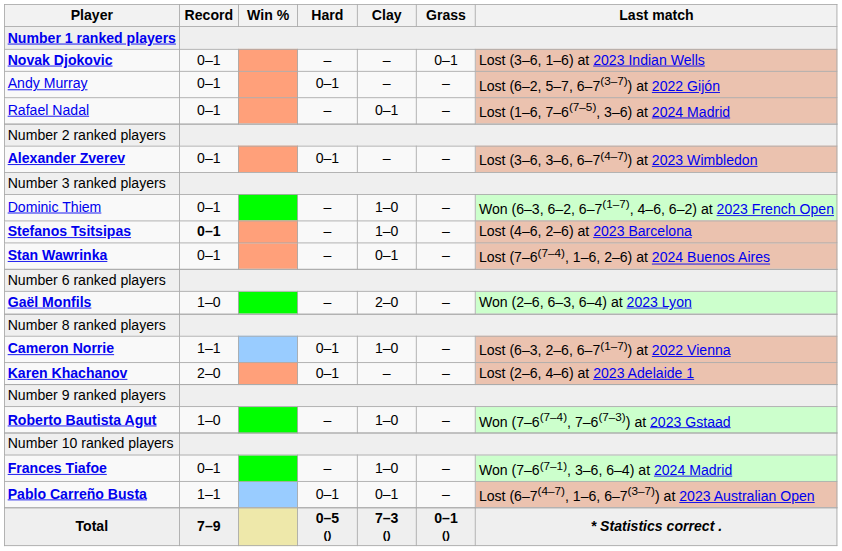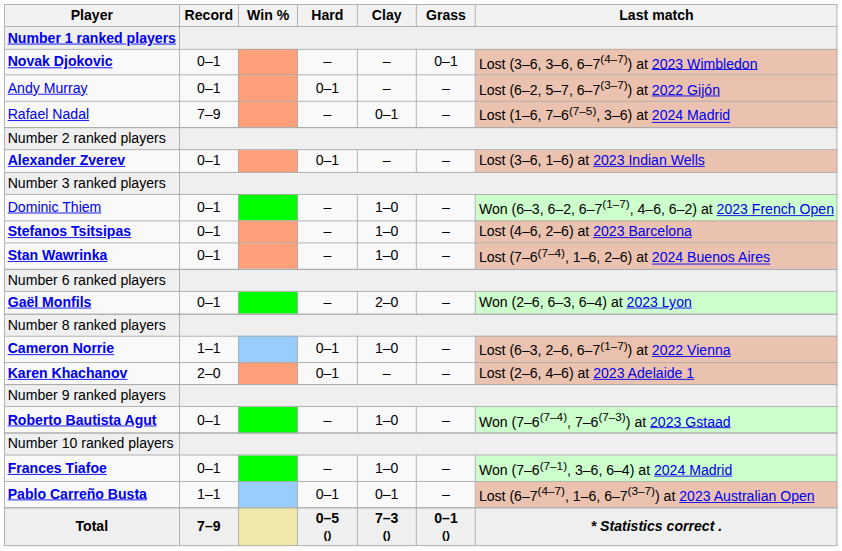(592, 60) Lost (3–6, 1–6) at 2023 Indian Wells -> (618, 62) Lost (3–6, 3–6, 6–7(4–7)) at 2023 Wimbledon
(209, 110) 0–1 -> (209, 114) 7–9
(618, 159) Lost (3–6, 3–6, 6–7(4–7)) at 2023 Wimbledon -> (592, 161) Lost (3–6, 1–6) at 2023 Indian Wells
(209, 231) bold -> (209, 231) normal
(387, 256) 0–1 -> (387, 256) 1–0
(209, 302) 1–0 -> (209, 302) 0–1
(209, 420) 1–0 -> (209, 420) 0–1
